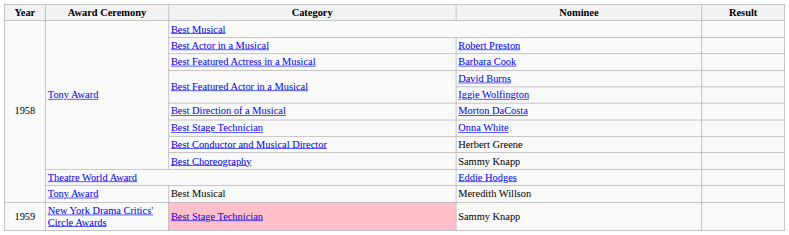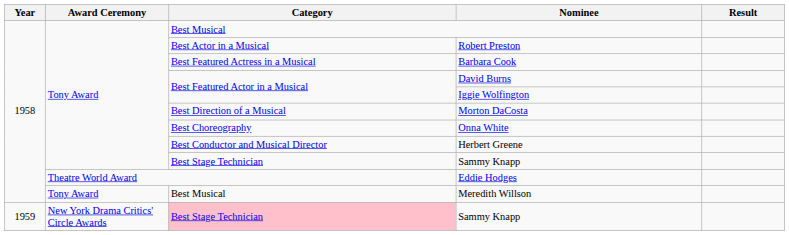(217, 128) Best Stage Technician -> (211, 128) Best Choreography
(211, 161) Best Choreography -> (217, 161) Best Stage Technician
